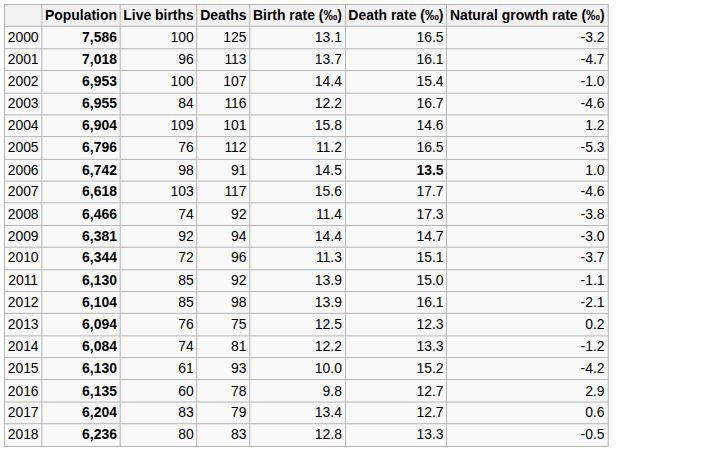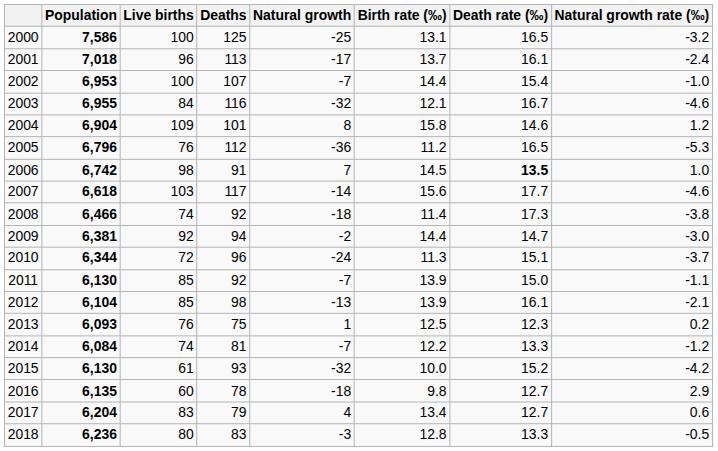+ column: (302, 15)
(593, 59) -4.7 -> (697, 59) -2.4
(328, 103) 12.2 -> (433, 103) 12.1
(100, 324) 6,094 -> (100, 324) 6,093
